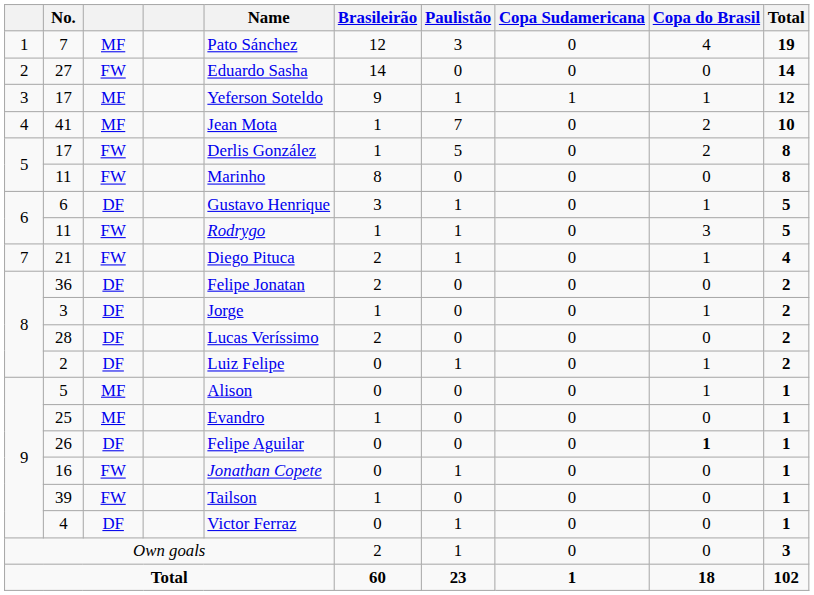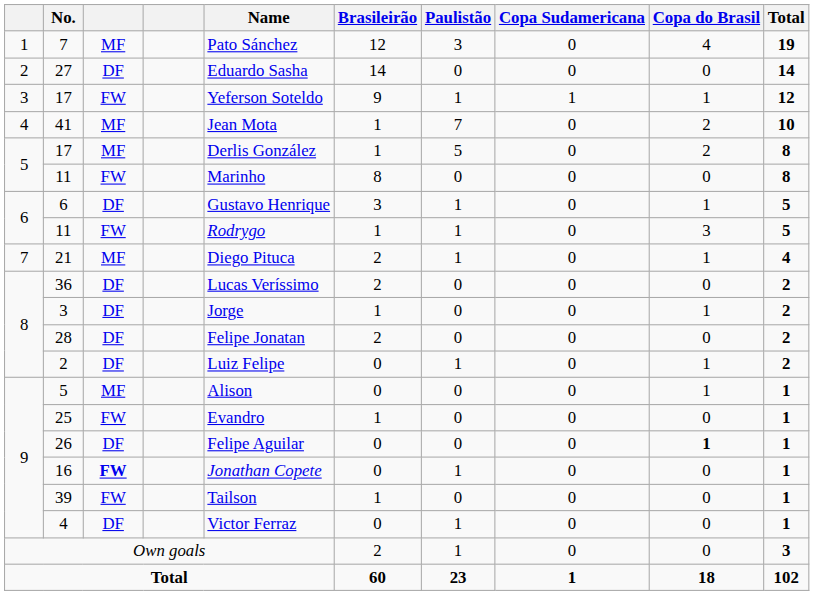(113, 71) FW -> (113, 71) DF
(113, 97) MF -> (113, 97) FW
(113, 151) FW -> (113, 151) MF
(113, 257) FW -> (113, 257) MF
(256, 284) Felipe Jonatan -> (263, 284) Lucas Veríssimo
(263, 337) Lucas Veríssimo -> (256, 337) Felipe Jonatan
(113, 417) MF -> (113, 417) FW
(113, 470) normal -> (113, 470) bold
